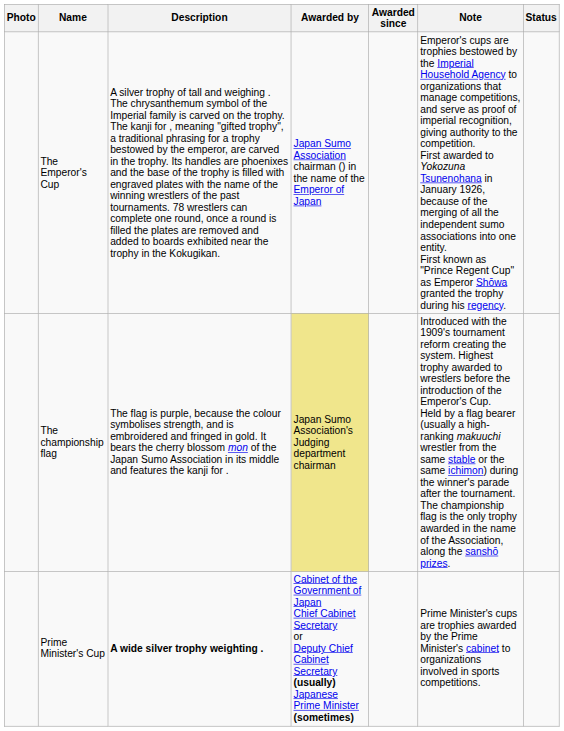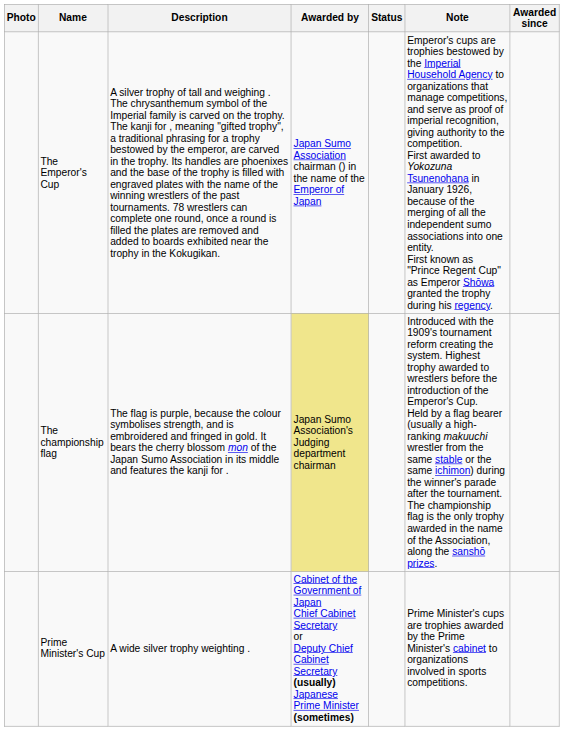columns swapped: (393, 18) <-> (541, 18)
(187, 648) bold -> (180, 648) normal
